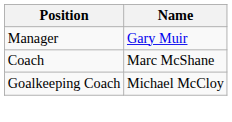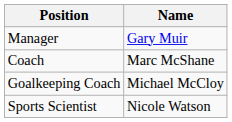+ row: (52, 106)
